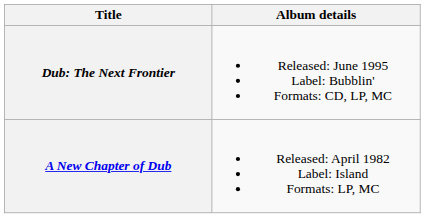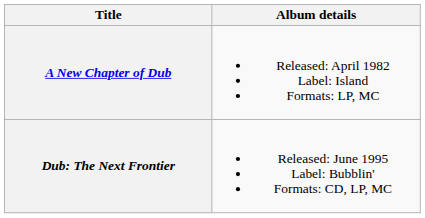rows swapped: (108, 166) <-> (108, 72)
